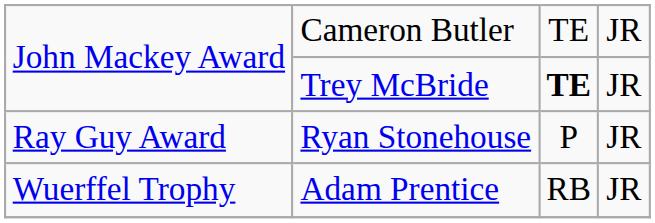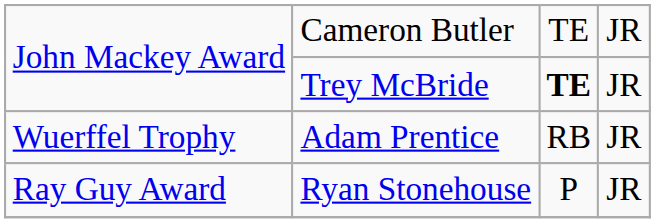rows swapped: (119, 136) <-> (124, 189)
